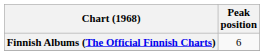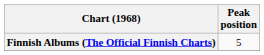(239, 42) 6 -> (239, 42) 5
